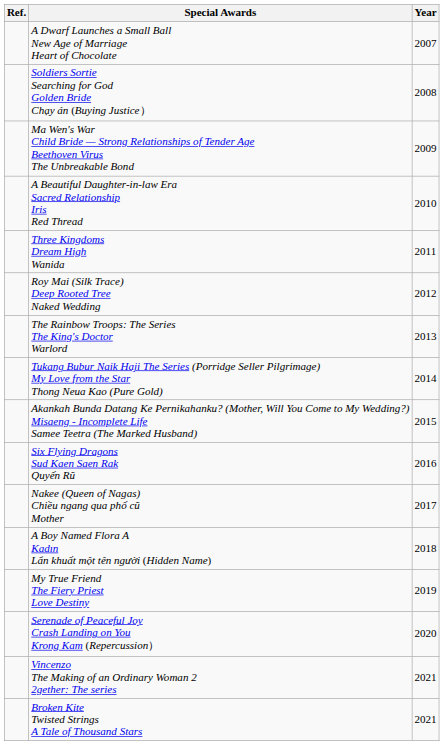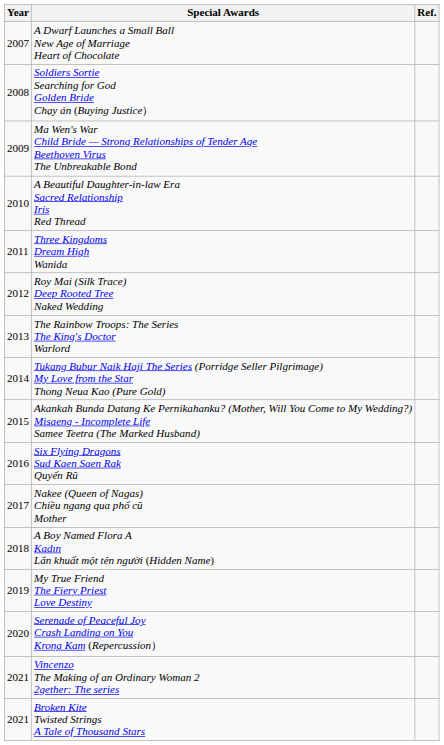columns swapped: (426, 13) <-> (17, 13)
